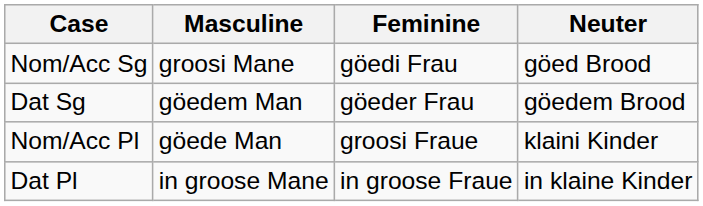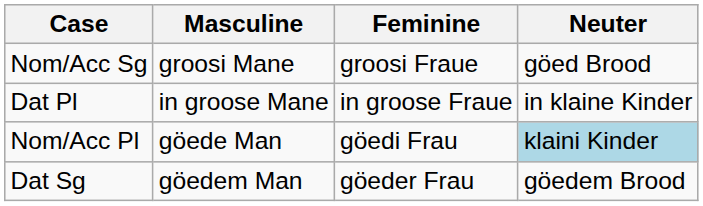(399, 63) göedi Frau -> (409, 63) groosi Fraue
rows swapped: (48, 102) <-> (44, 180)
(409, 141) groosi Fraue -> (399, 141) göedi Frau
(591, 141) no background -> (591, 141) lightblue background
